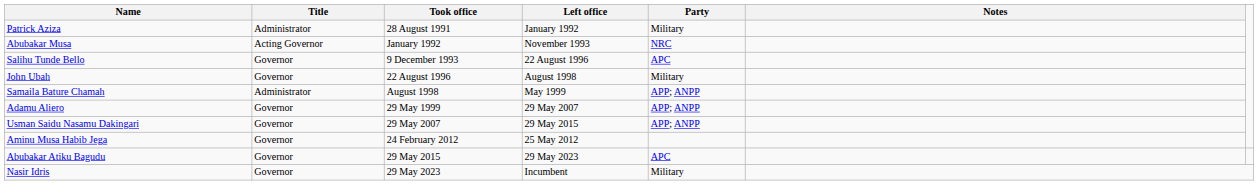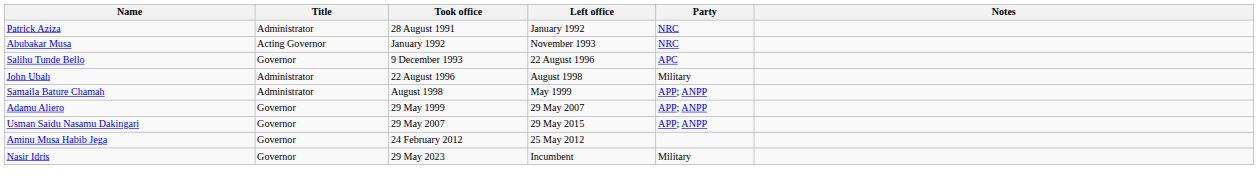(667, 28) Military -> (668, 28) NRC
(274, 76) Governor -> (285, 76) Administrator
- row: (56, 156)
